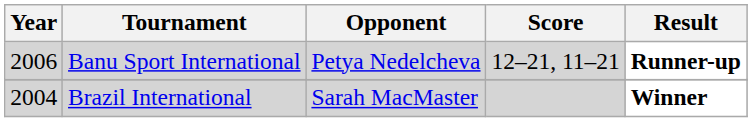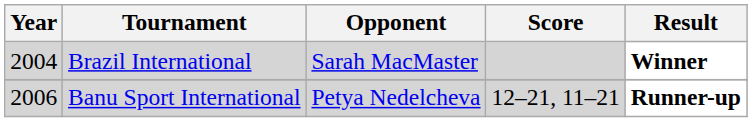rows swapped: (160, 97) <-> (184, 60)
